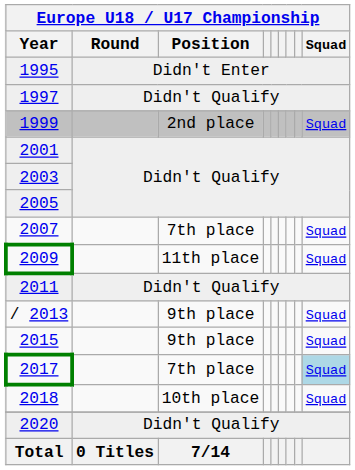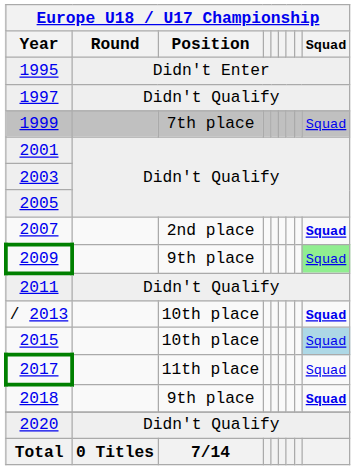(211, 124) 2nd place -> (211, 124) 7th place
(211, 230) 7th place -> (211, 230) 2nd place
(326, 231) normal -> (326, 230) bold
(211, 259) 11th place -> (211, 259) 9th place
(326, 259) no background -> (326, 259) lightgreen background
(211, 314) 9th place -> (211, 314) 10th place
(326, 315) normal -> (326, 314) bold
(211, 341) 9th place -> (211, 341) 10th place
(326, 342) no background -> (326, 342) lightblue background
(211, 370) 7th place -> (211, 370) 11th place
(326, 370) lightblue background -> (326, 370) no background
(211, 398) 10th place -> (211, 398) 9th place
(326, 399) normal -> (326, 398) bold
